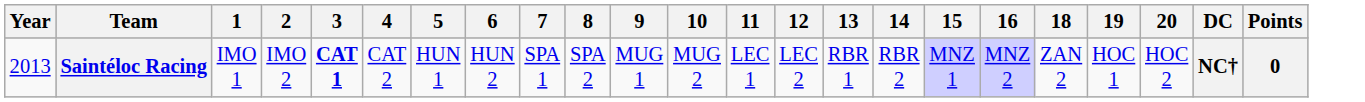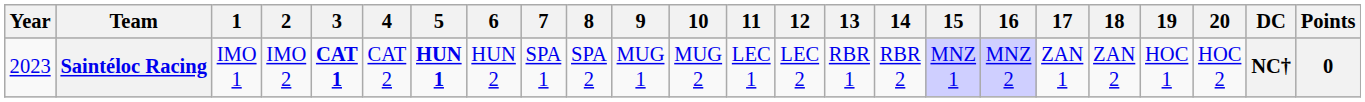+ column: (1062, 21)
(30, 66) 2013 -> (30, 66) 2023
(438, 66) normal -> (439, 66) bold
